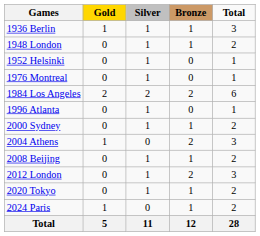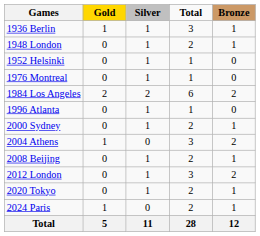columns swapped: (191, 12) <-> (234, 12)
